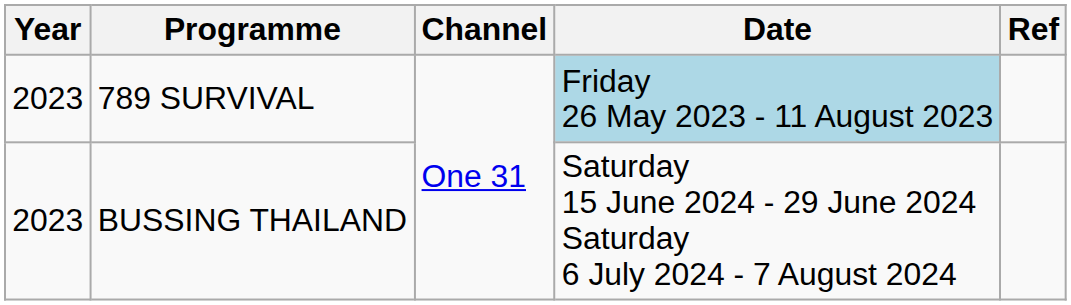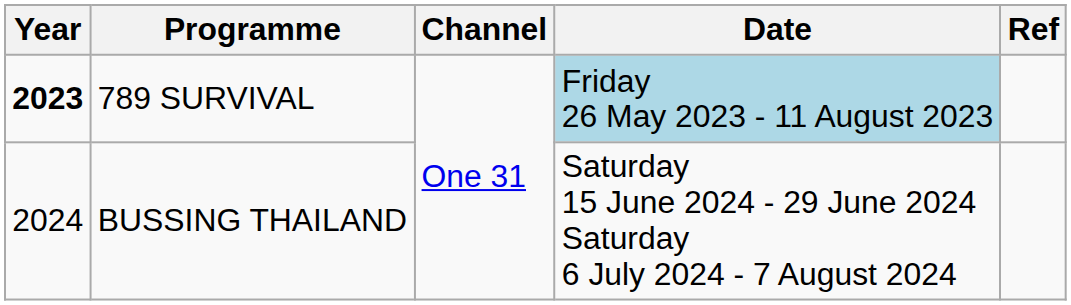(48, 98) normal -> (48, 98) bold
(48, 220) 2023 -> (48, 220) 2024
